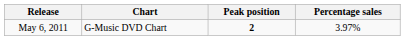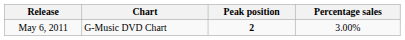(348, 27) 3.97% -> (348, 27) 3.00%
